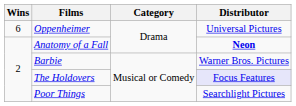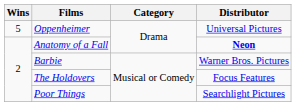(18, 28) 6 -> (18, 28) 5
(244, 77) lavender background -> (244, 77) no background
